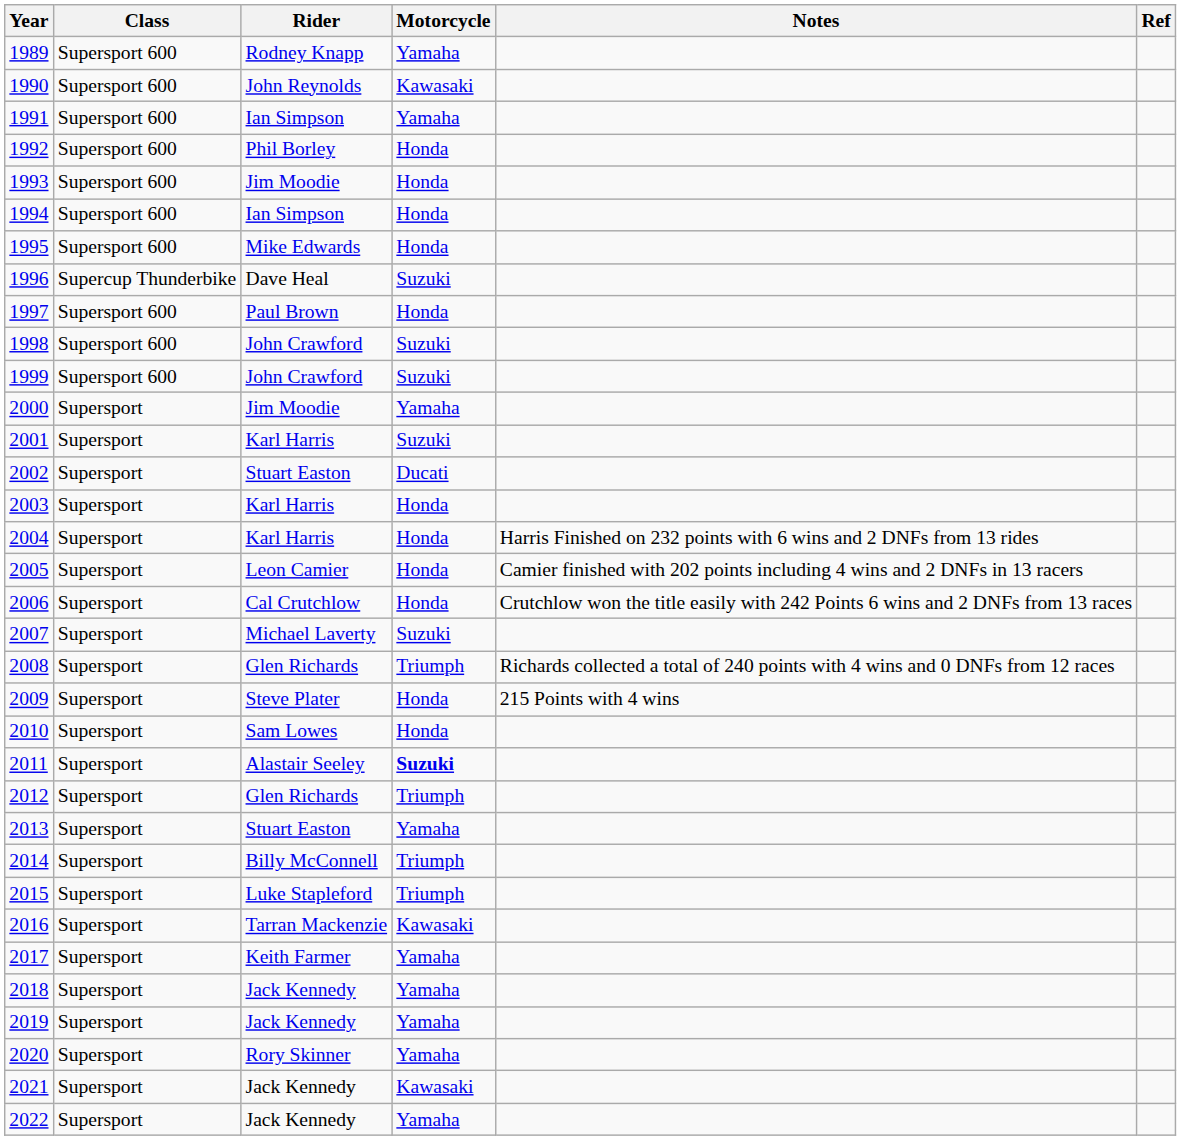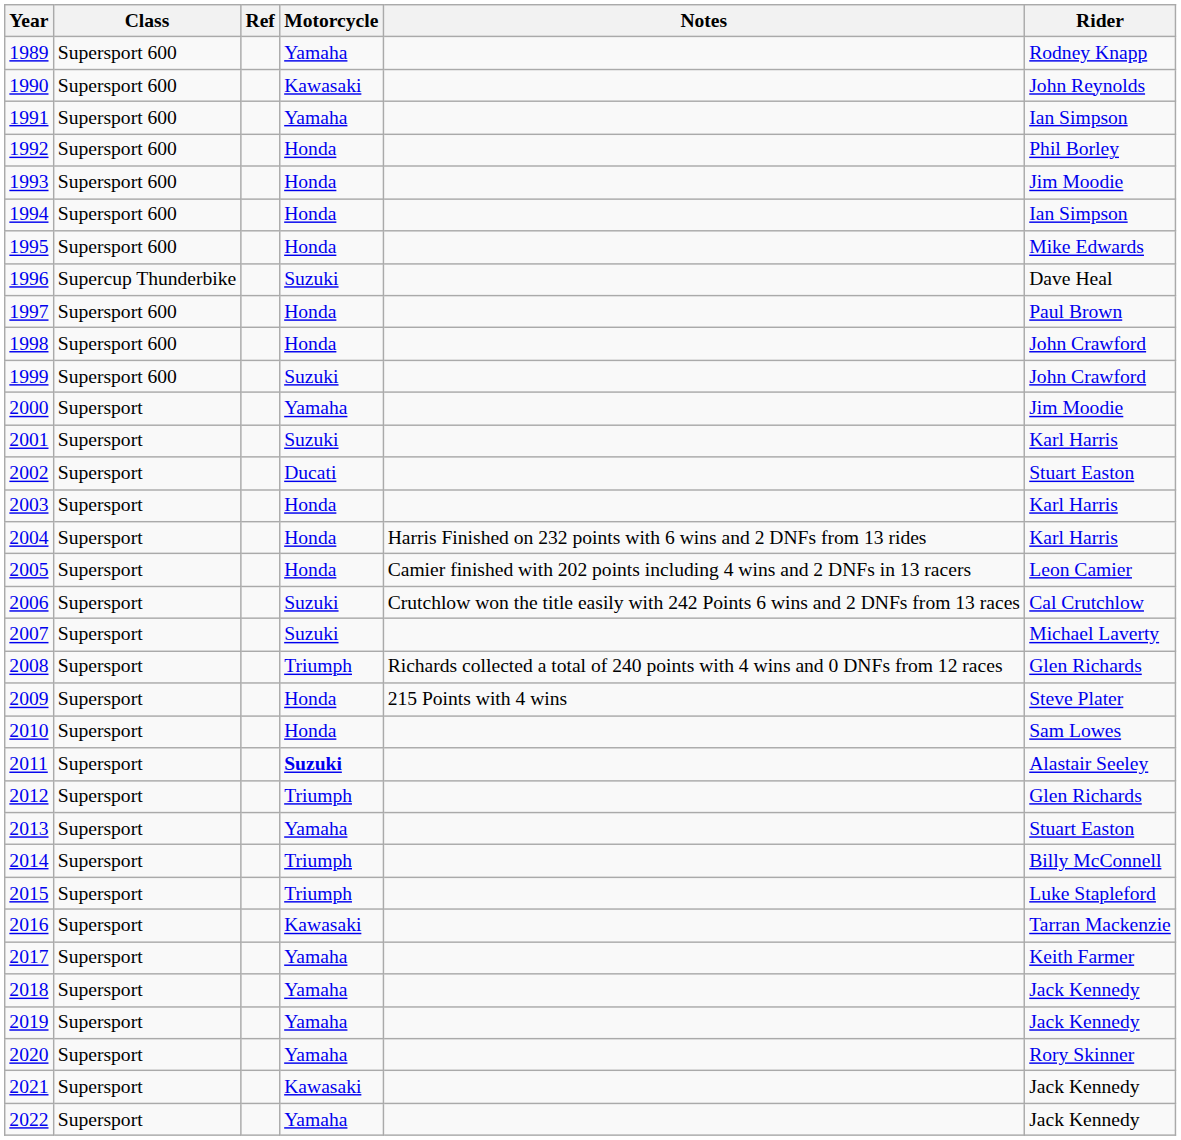columns swapped: (316, 20) <-> (1156, 20)
(424, 343) Suzuki -> (310, 343) Honda
(422, 601) Honda -> (311, 601) Suzuki
